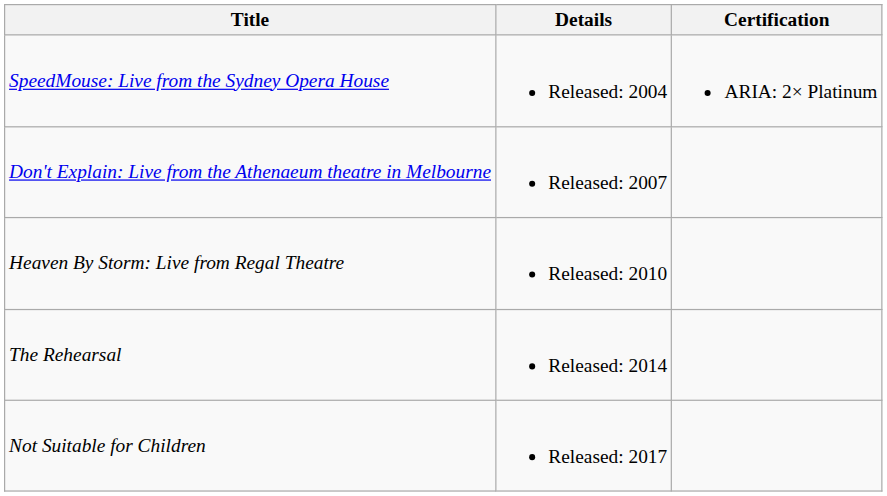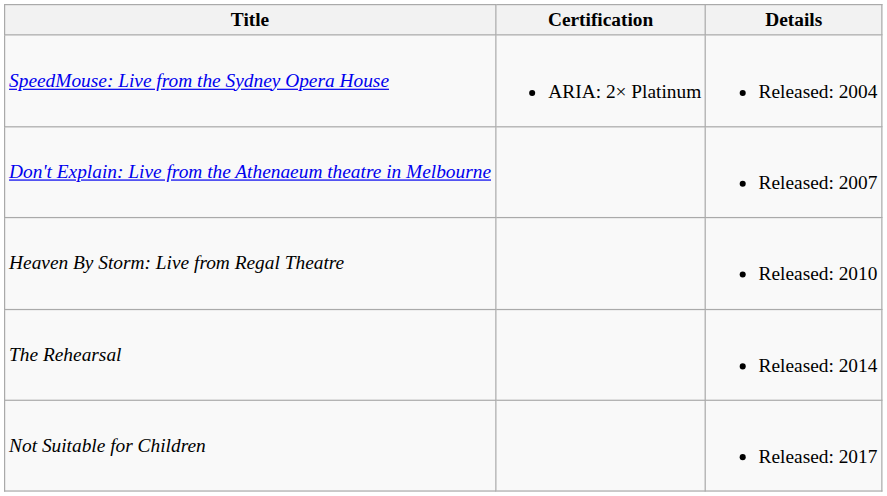columns swapped: (584, 19) <-> (777, 19)
